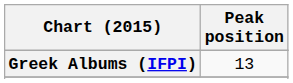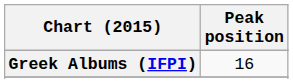(244, 64) 13 -> (244, 64) 16
